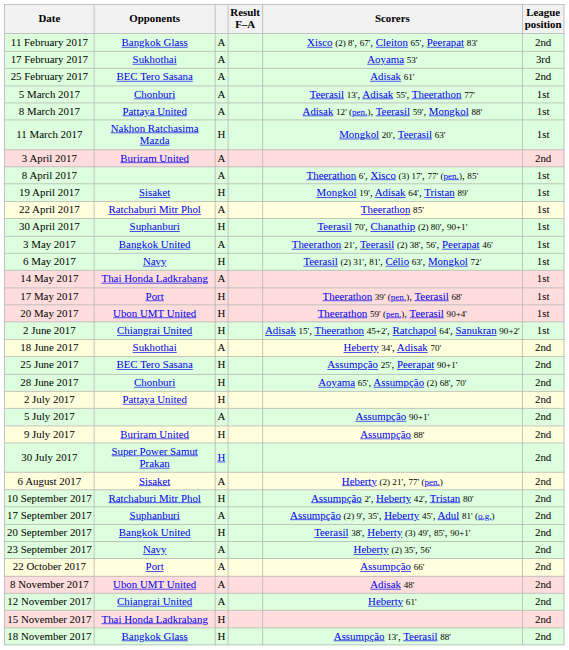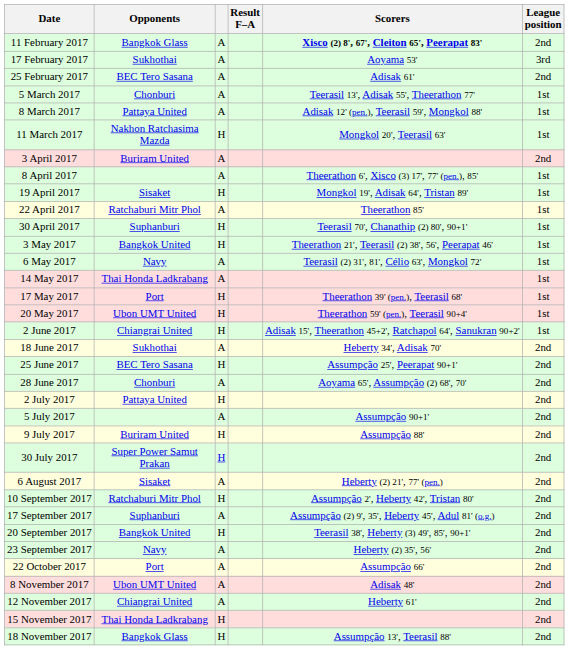(392, 42) normal -> (392, 42) bold
(221, 244) A -> (221, 244) H
(221, 261) H -> (221, 261) A
(221, 382) H -> (221, 382) A
